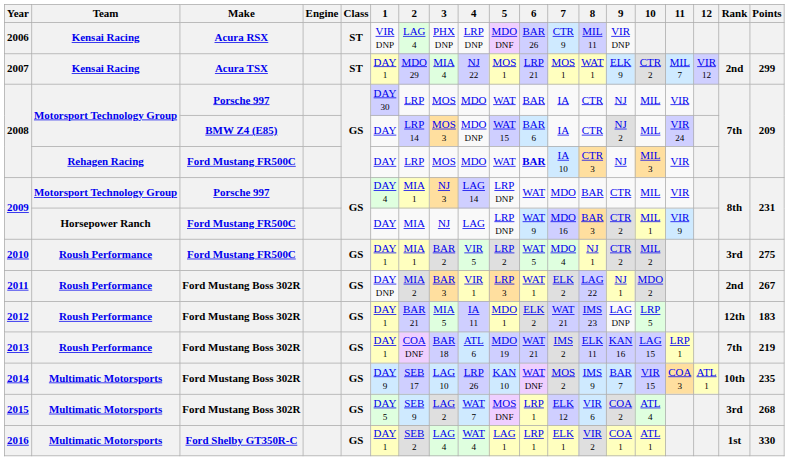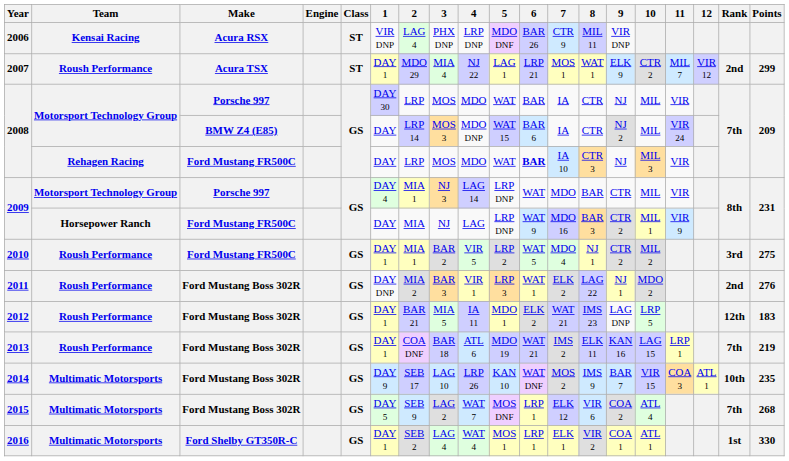(106, 69) Kensai Racing -> (106, 69) Roush Performance
(504, 69) MOS 1 -> (504, 69) LAG 1
(767, 286) 267 -> (767, 286) 276
(734, 410) 3rd -> (734, 410) 7th
(504, 441) LAG 1 -> (504, 441) MOS 1
